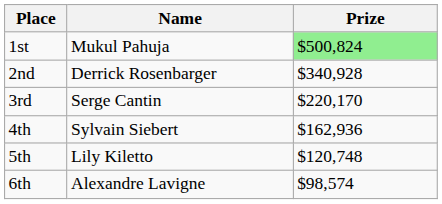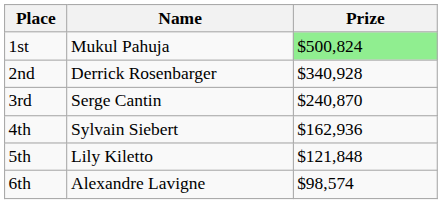(330, 101) $220,170 -> (330, 101) $240,870
(330, 156) $120,748 -> (330, 156) $121,848
